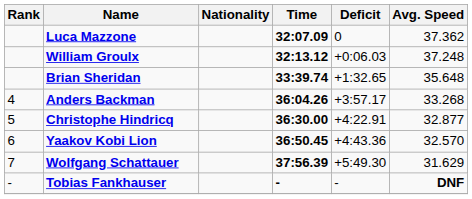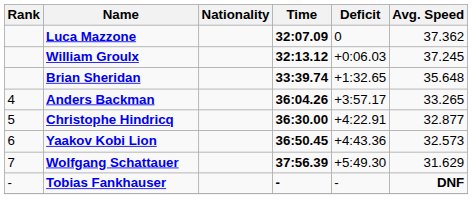(444, 57) 37.248 -> (444, 57) 37.245
(444, 99) 33.268 -> (444, 99) 33.265
(444, 141) 32.570 -> (444, 141) 32.573
